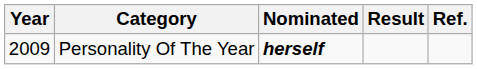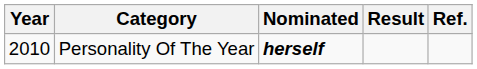(30, 48) 2009 -> (30, 48) 2010
